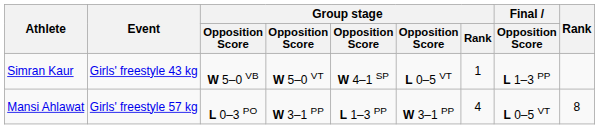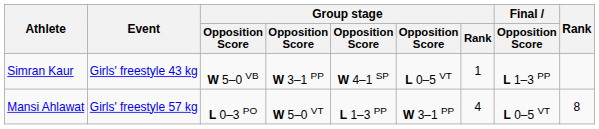(298, 78) W 5–0 VT -> (298, 78) W 3–1 PP
(298, 114) W 3–1 PP -> (298, 114) W 5–0 VT
